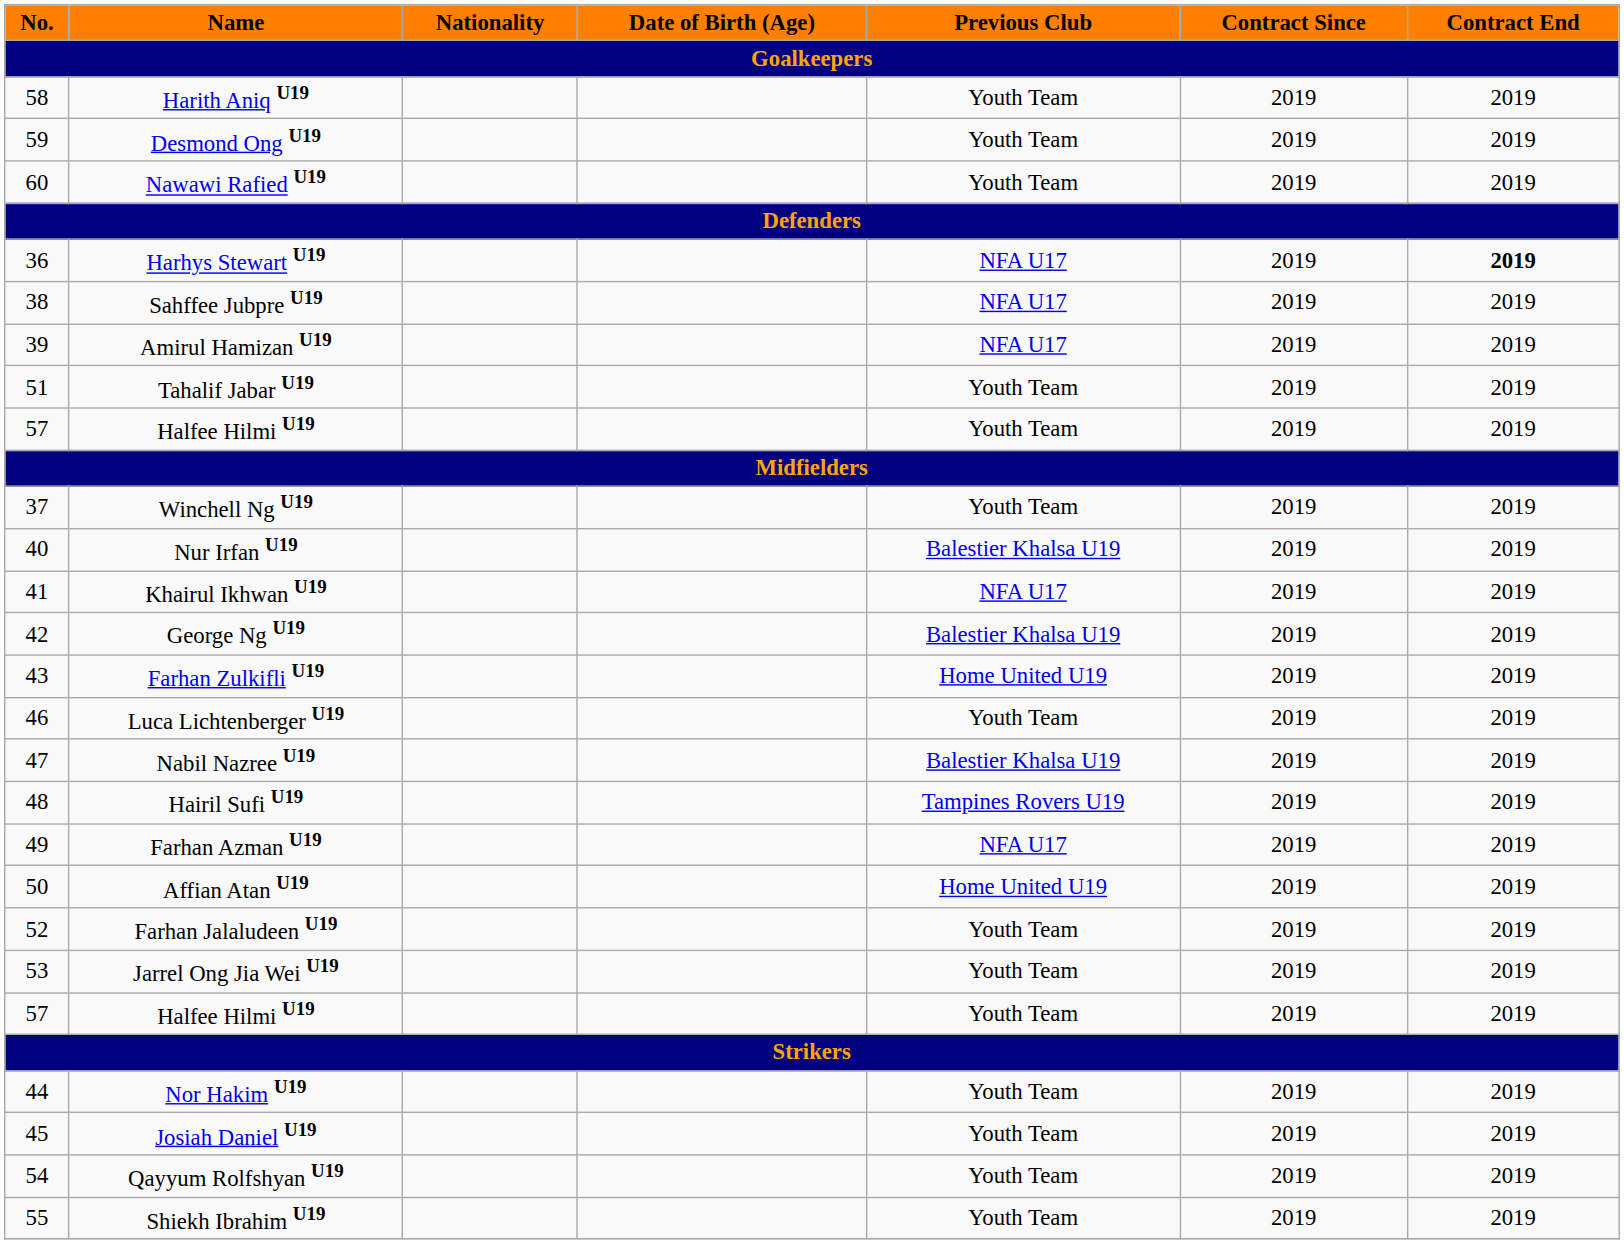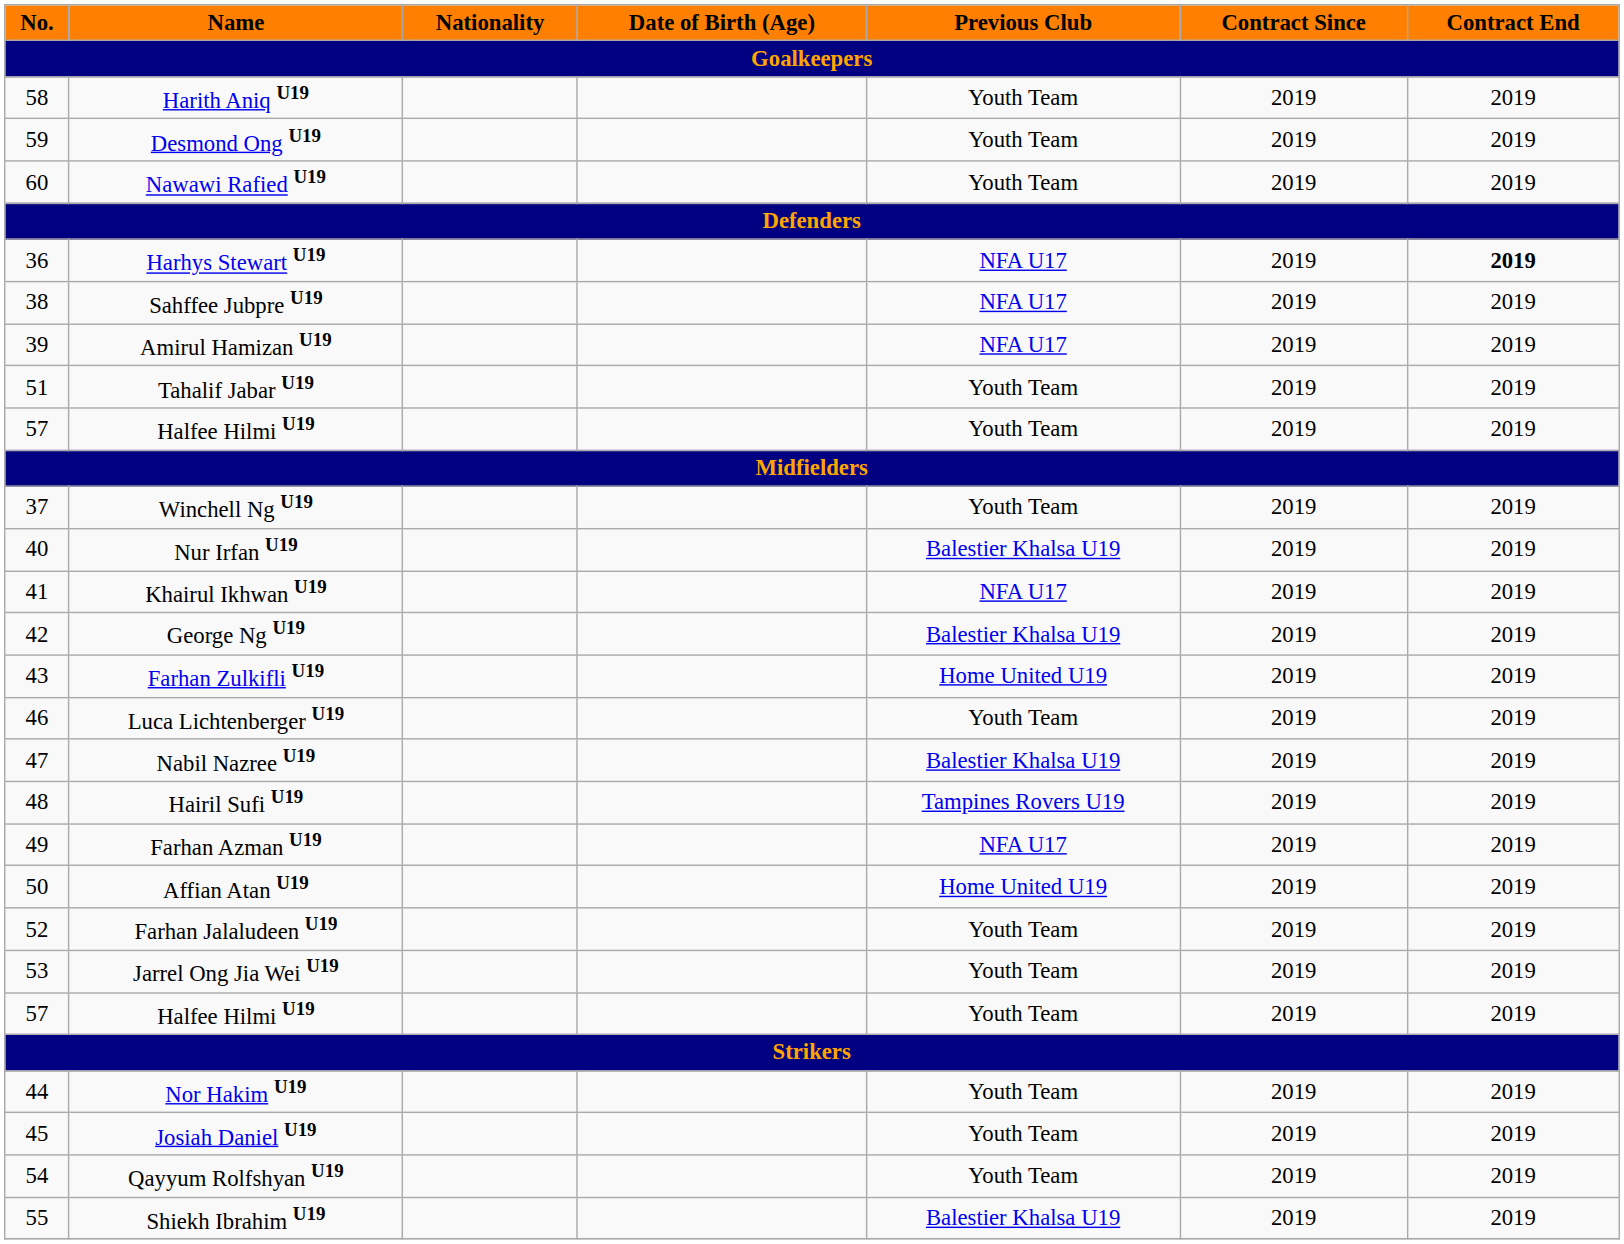(1023, 1218) Youth Team -> (1023, 1218) Balestier Khalsa U19
